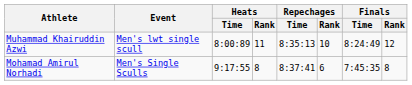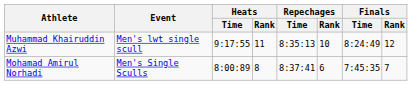(232, 44) 8:00:89 -> (232, 44) 9:17:55
(232, 68) 9:17:55 -> (232, 68) 8:00:89
(387, 68) 8 -> (387, 68) 7
